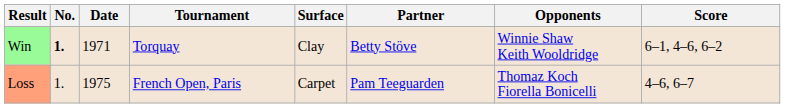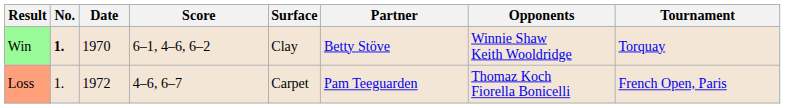columns swapped: (212, 15) <-> (711, 15)
(96, 45) 1971 -> (96, 45) 1970
(96, 84) 1975 -> (96, 84) 1972
